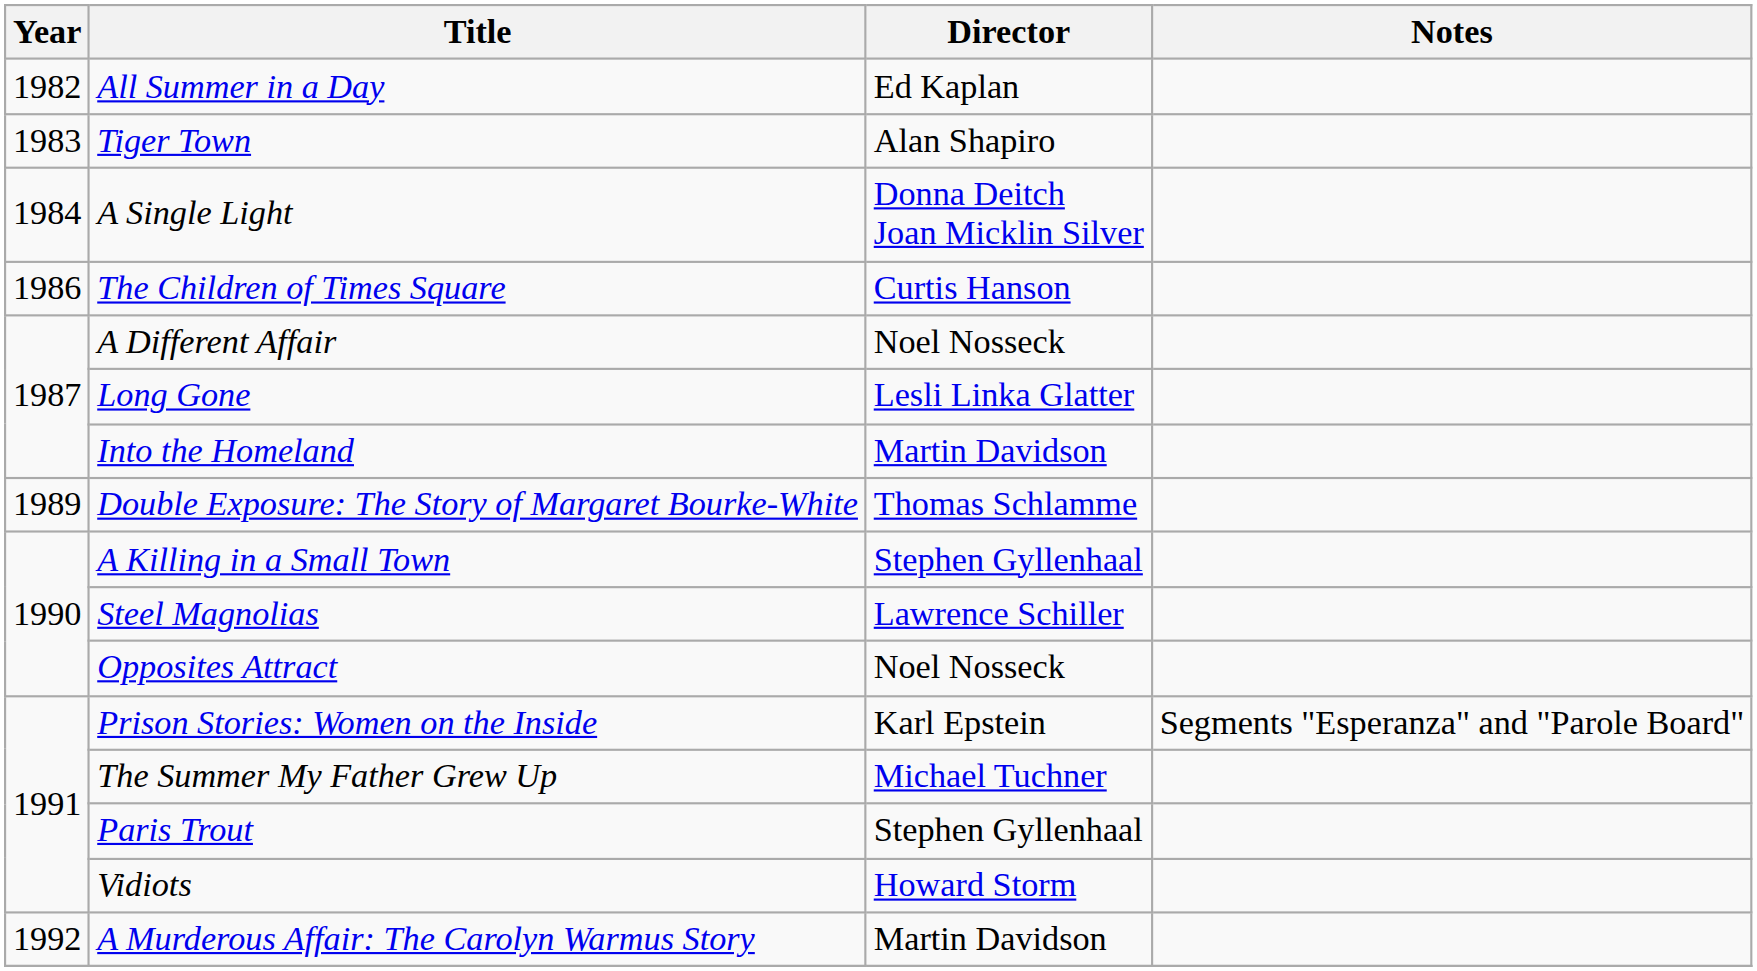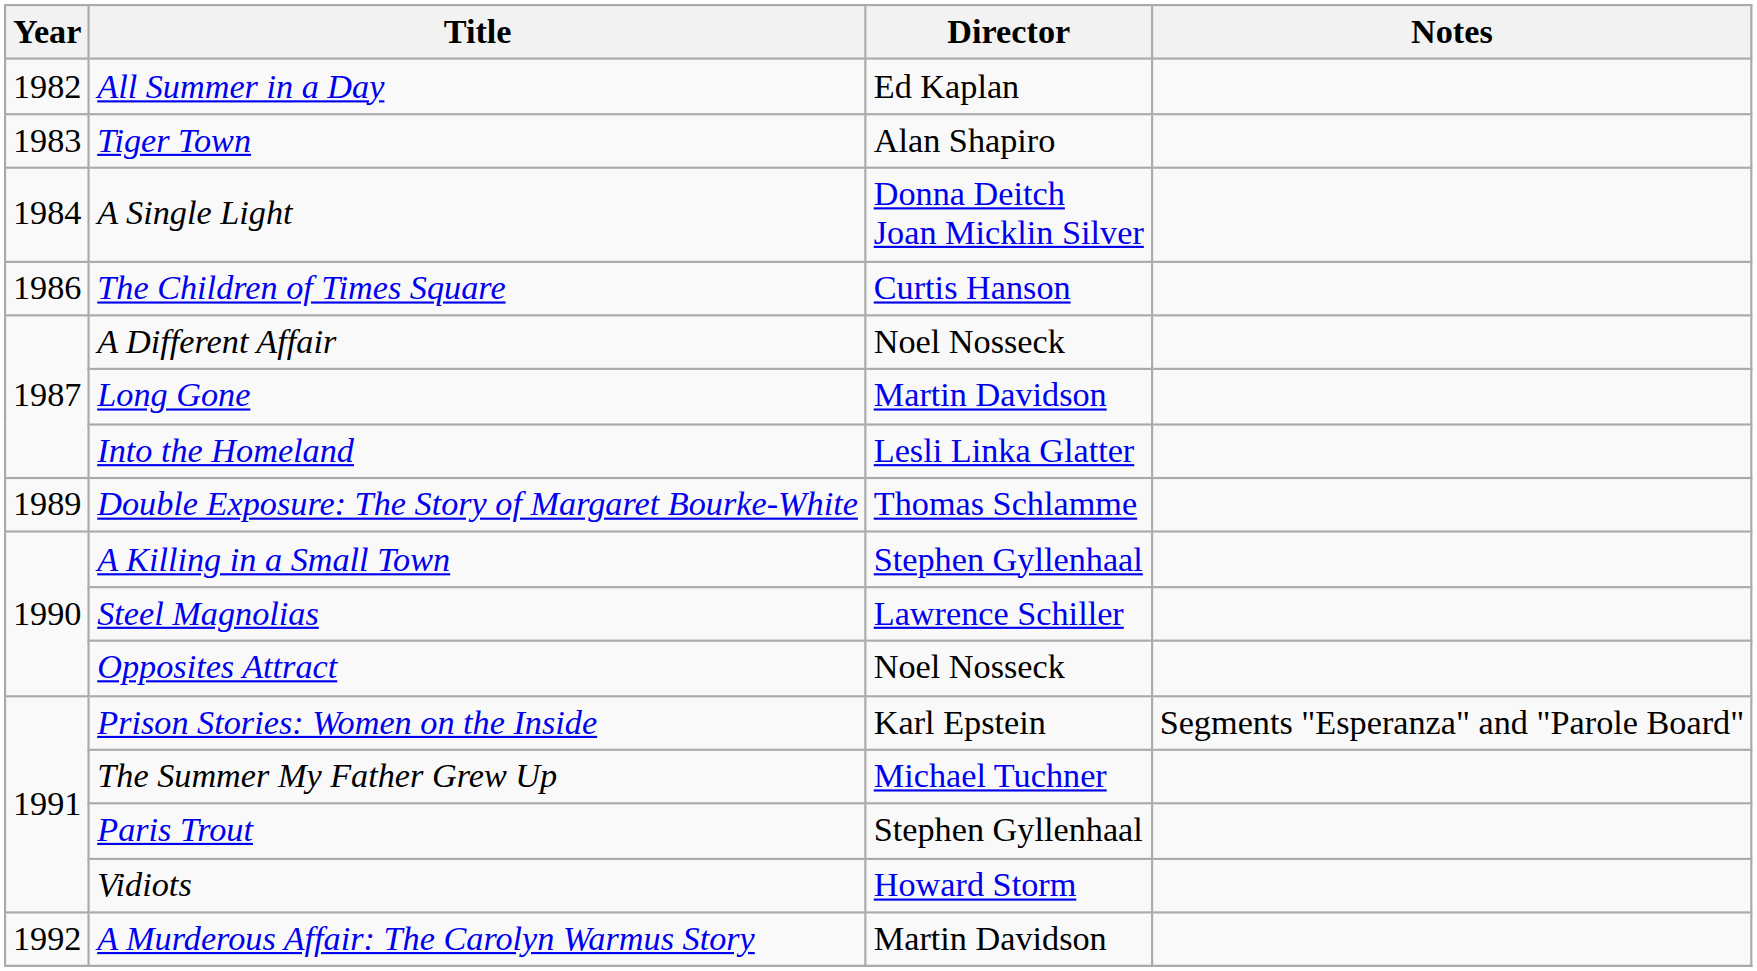(1004, 395) Lesli Linka Glatter -> (990, 395) Martin Davidson
(990, 450) Martin Davidson -> (1004, 450) Lesli Linka Glatter
